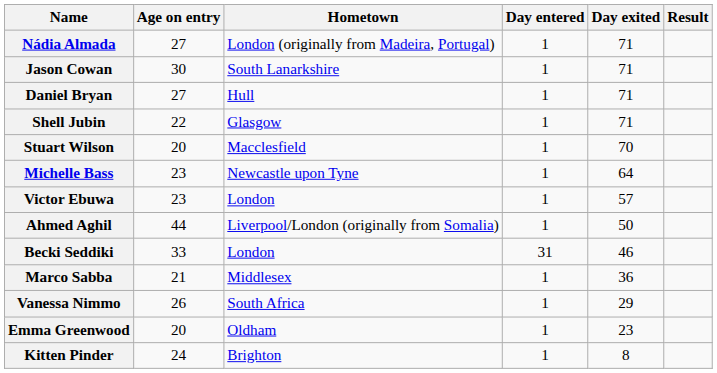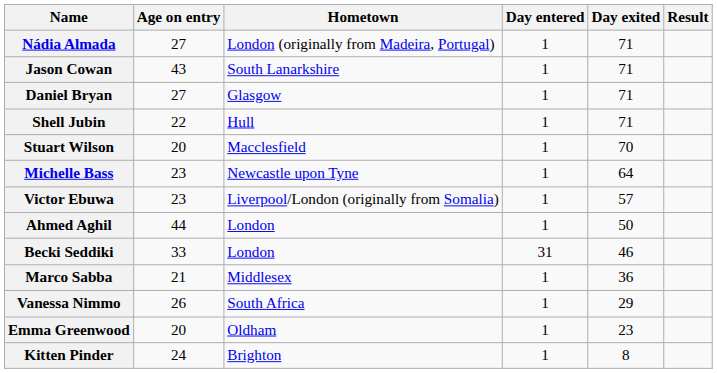(179, 69) 30 -> (179, 69) 43
(241, 95) Hull -> (254, 95) Glasgow
(254, 121) Glasgow -> (241, 121) Hull
(251, 199) London -> (363, 199) Liverpool/London (originally from Somalia)
(363, 225) Liverpool/London (originally from Somalia) -> (251, 225) London
